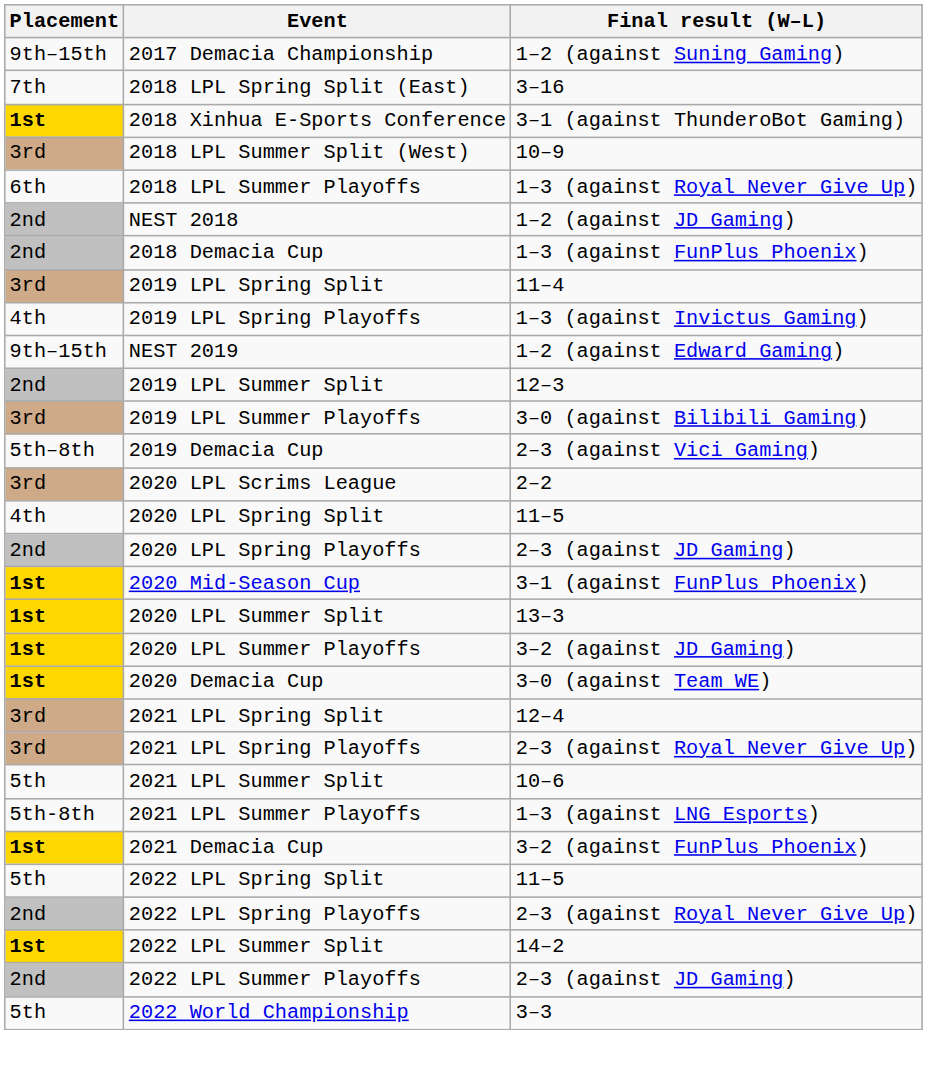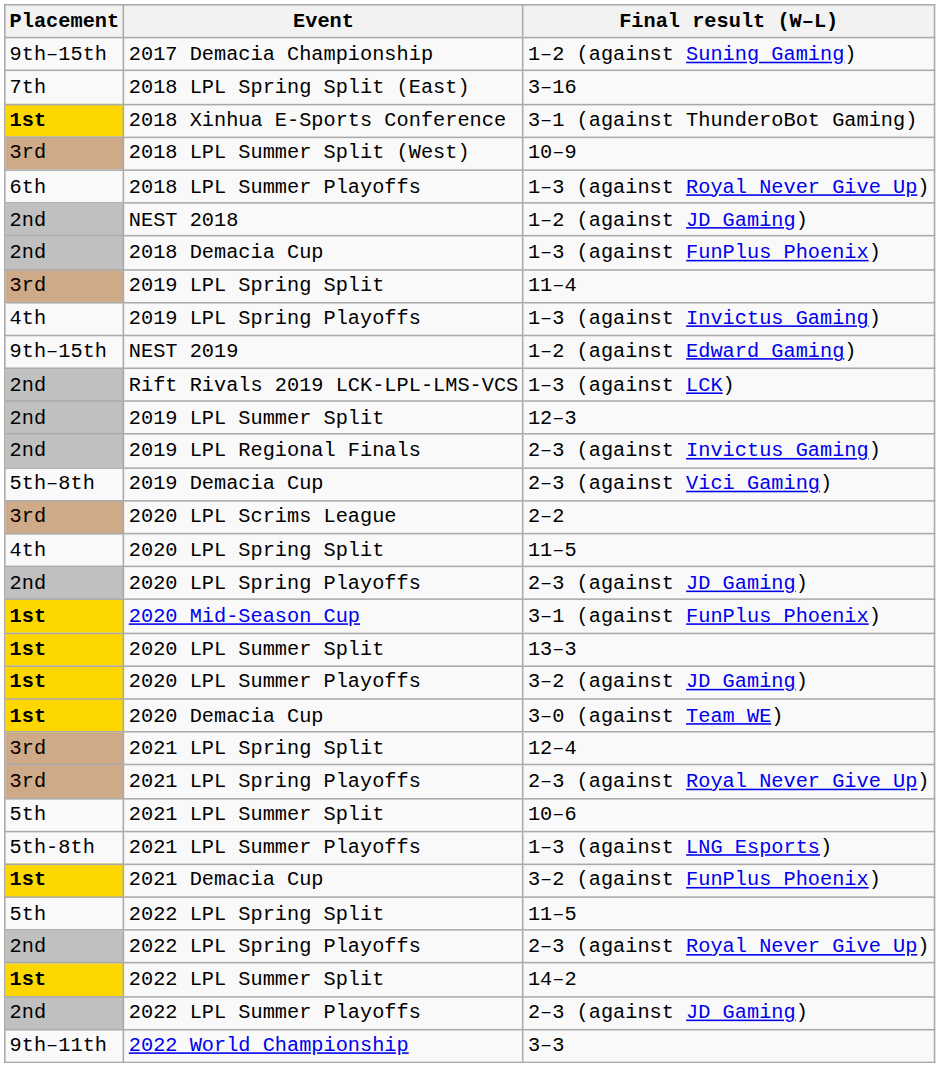+ row: (324, 385)
- row: (275, 418)
+ row: (275, 451)
(28, 1013) 5th -> (58, 1046) 9th–11th
